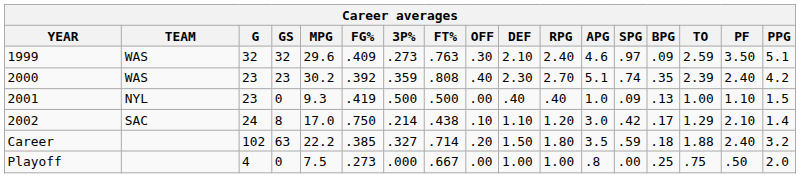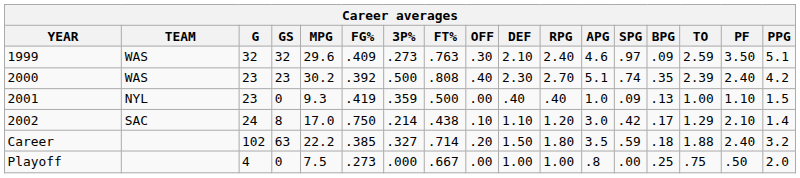(402, 78) .359 -> (402, 78) .500
(402, 99) .500 -> (402, 99) .359
